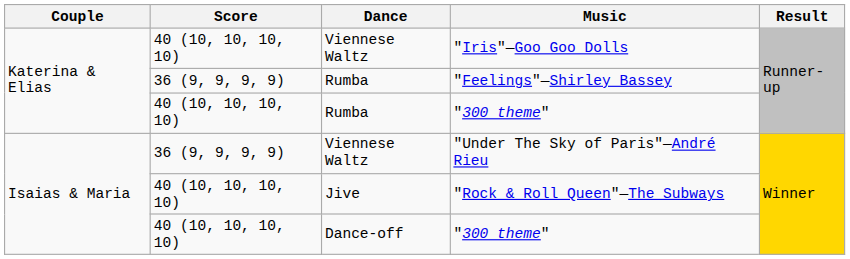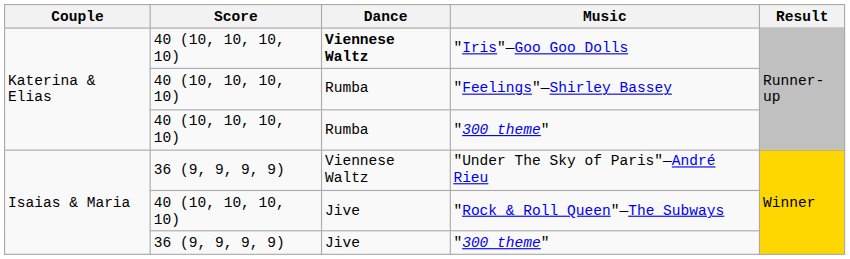(360, 49) normal -> (360, 49) bold
(219, 81) 36 (9, 9, 9, 9) -> (219, 89) 40 (10, 10, 10, 10)
(219, 234) 40 (10, 10, 10, 10) -> (219, 243) 36 (9, 9, 9, 9)
(364, 234) Dance-off -> (342, 243) Jive
